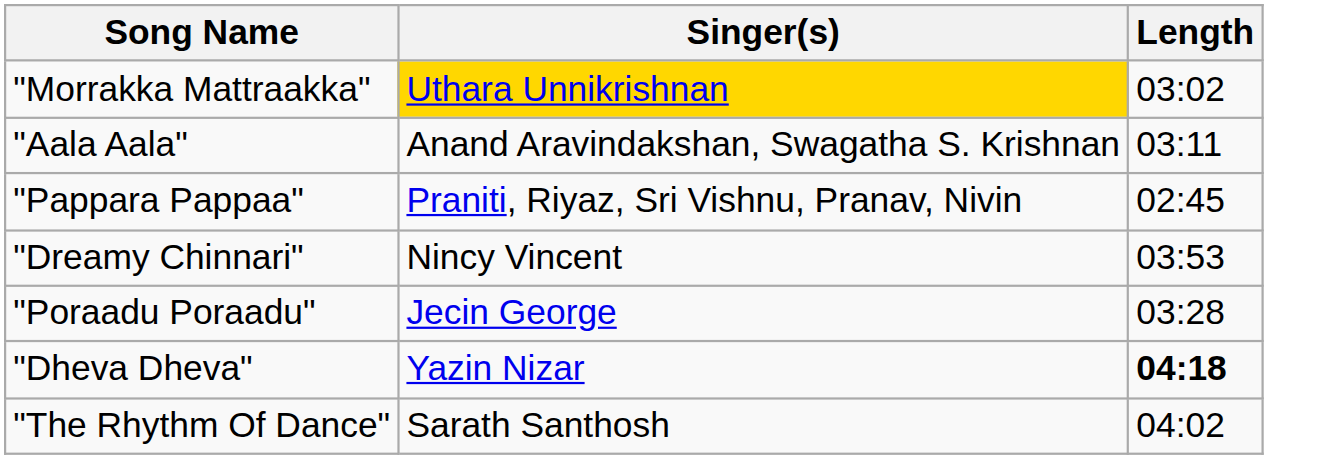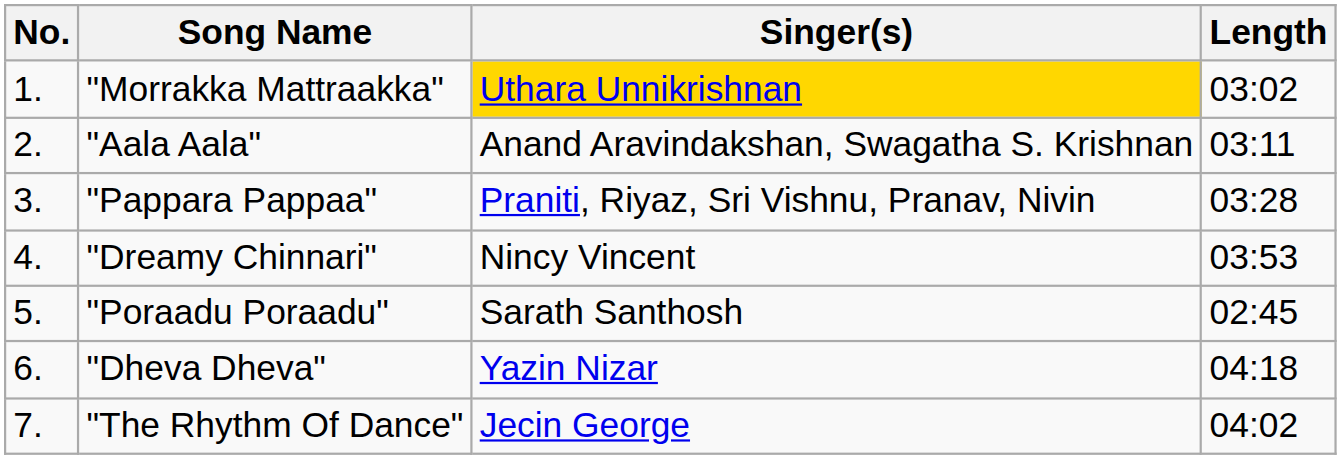+ column: (42, 32)
(1181, 200) 02:45 -> (1254, 200) 03:28
(512, 312) Jecin George -> (611, 312) Sarath Santhosh
(1181, 312) 03:28 -> (1254, 312) 02:45
(1182, 369) bold -> (1254, 369) normal
(538, 425) Sarath Santhosh -> (585, 425) Jecin George
